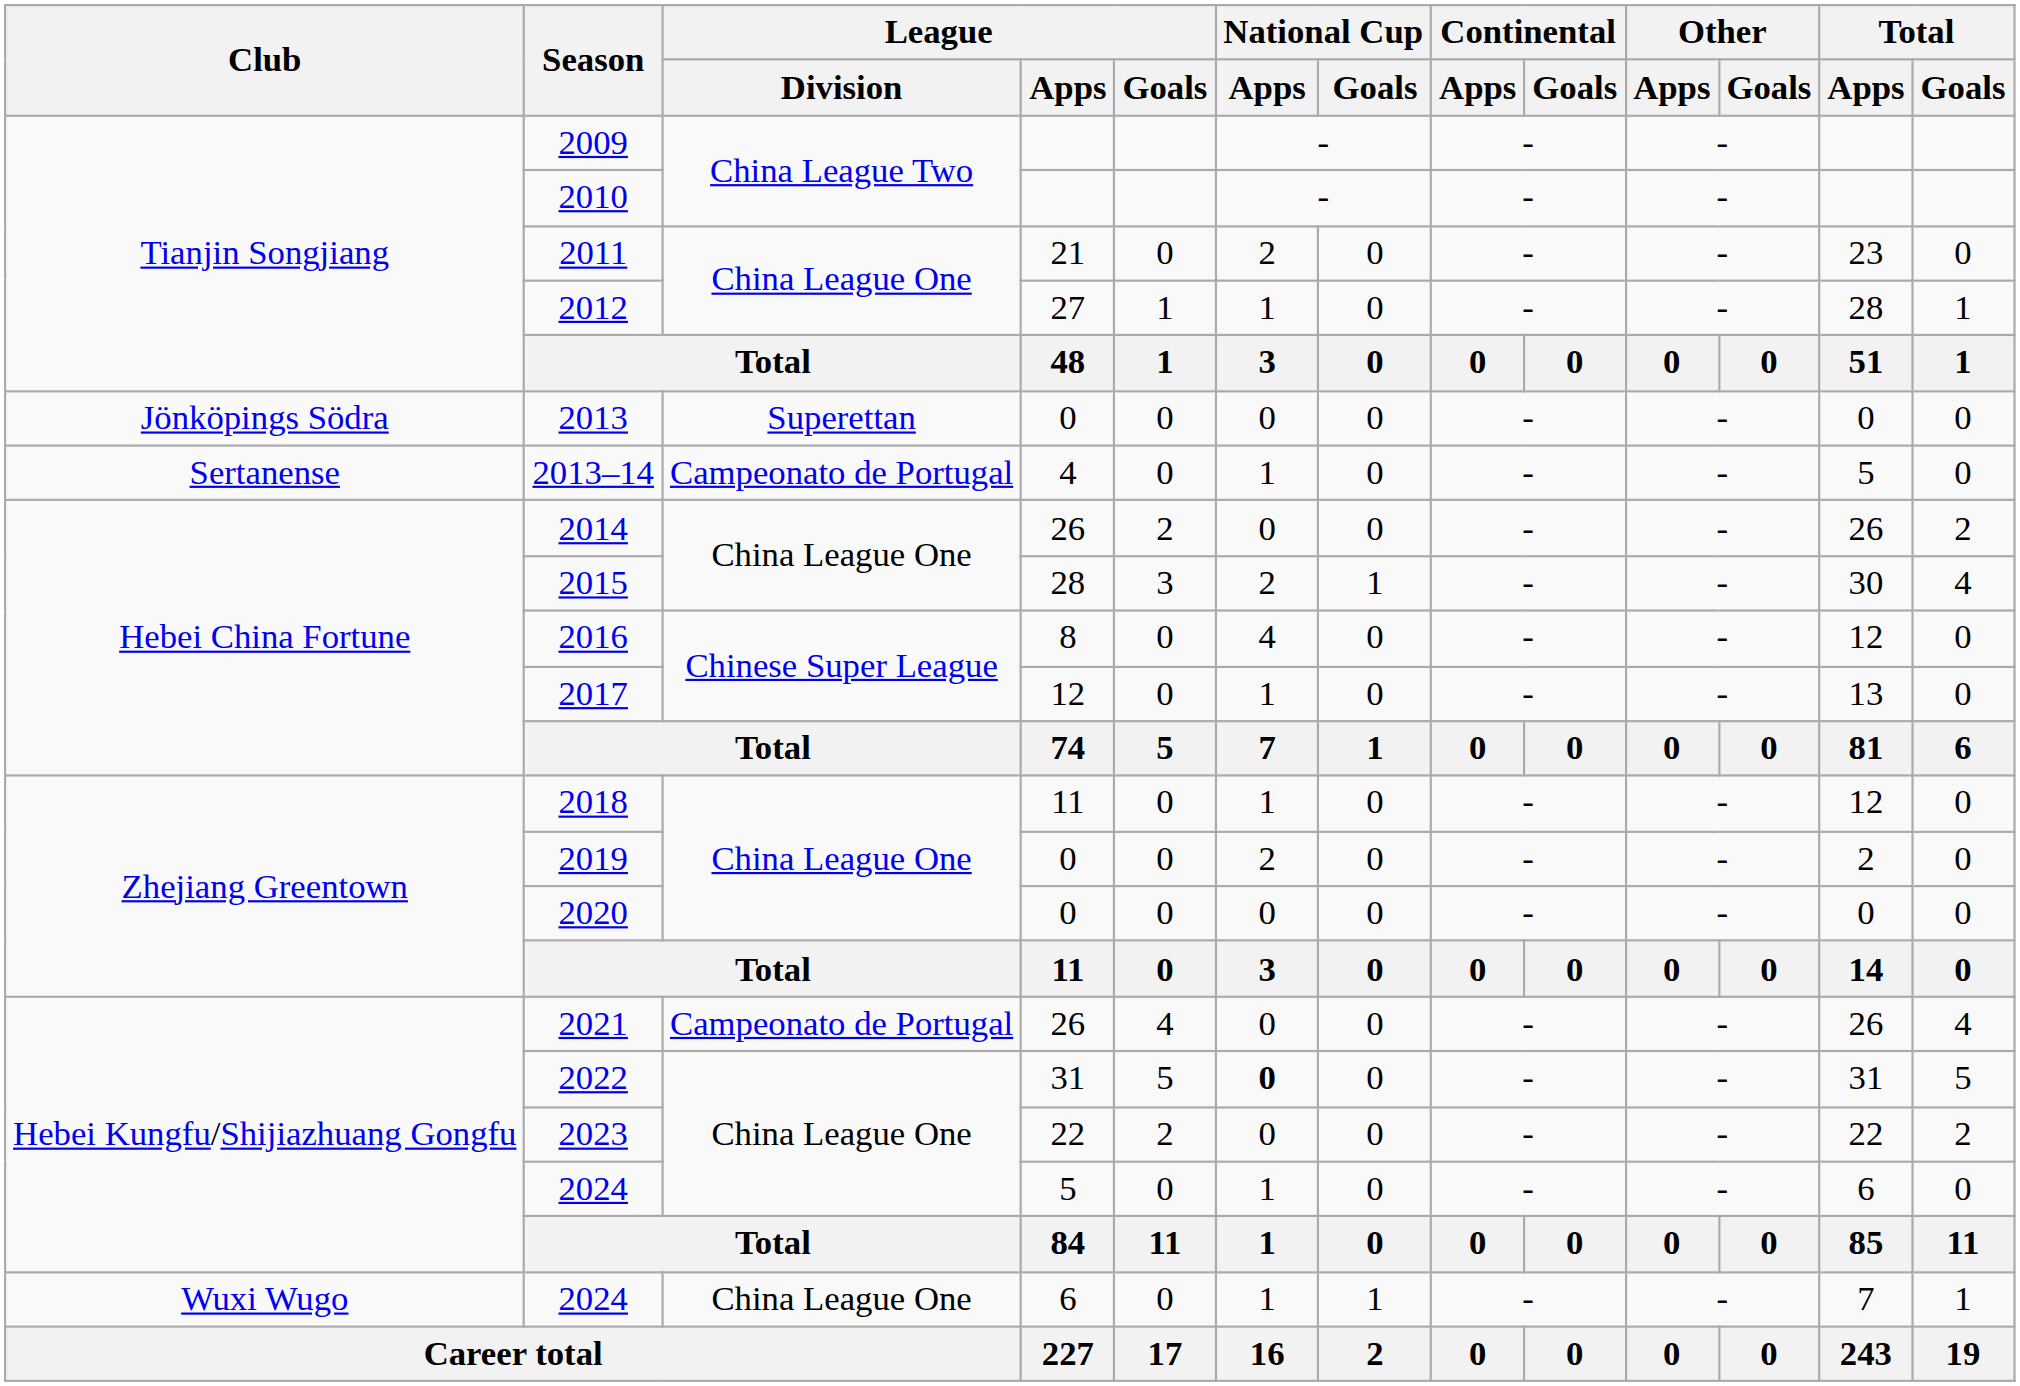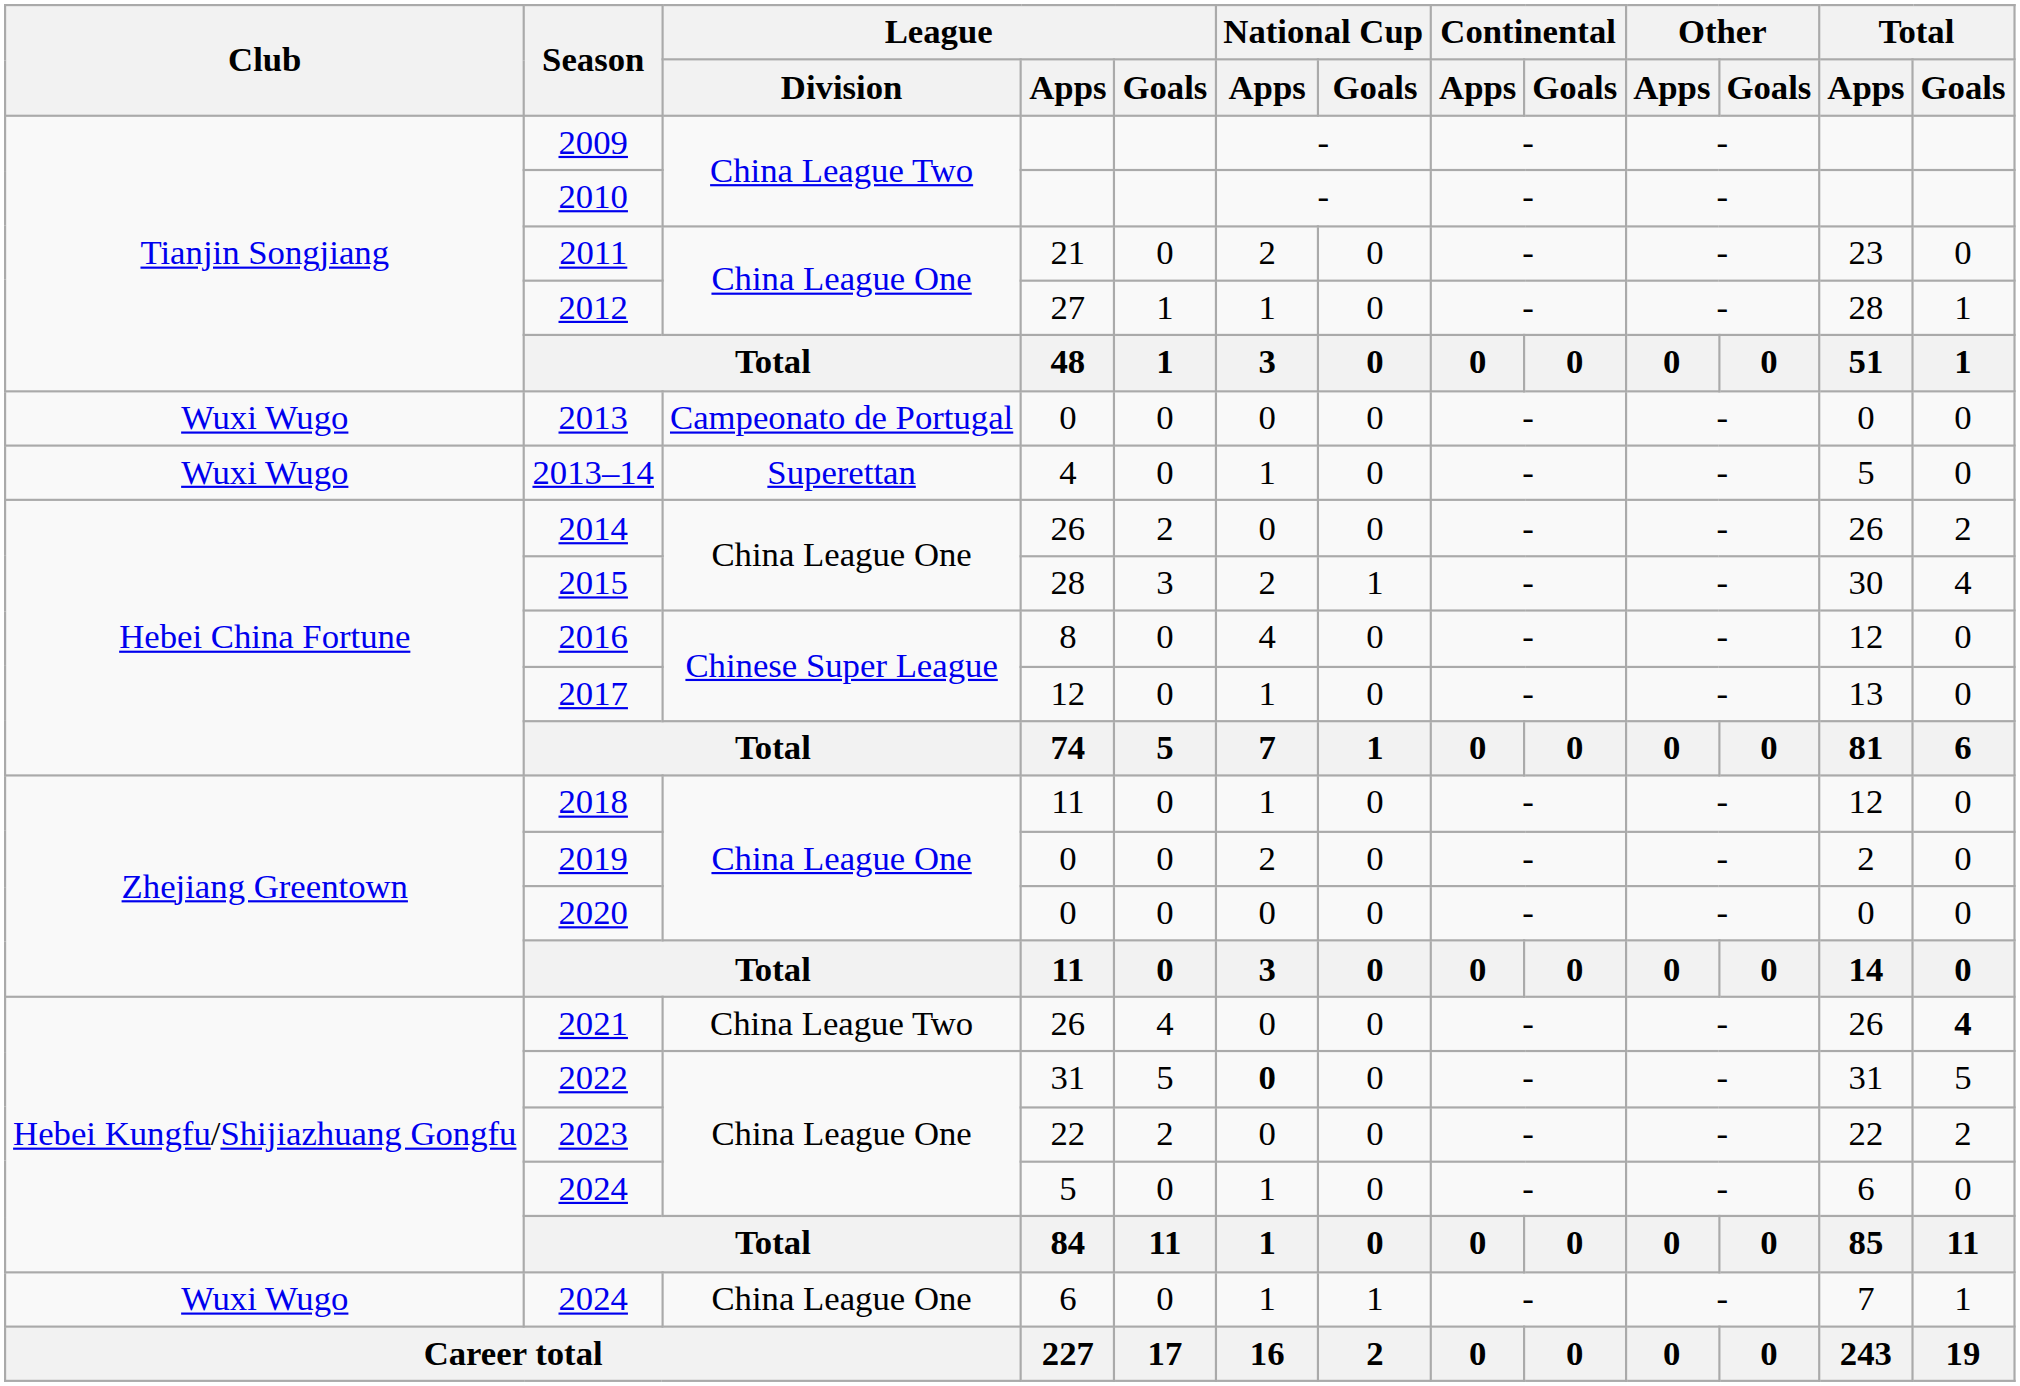(265, 417) Jönköpings Södra -> (265, 417) Wuxi Wugo
(842, 417) Superettan -> (842, 417) Campeonato de Portugal
(265, 472) Sertanense -> (265, 472) Wuxi Wugo
(842, 472) Campeonato de Portugal -> (842, 472) Superettan
(842, 1023) Campeonato de Portugal -> (842, 1023) China League Two
(1963, 1023) normal -> (1963, 1023) bold
